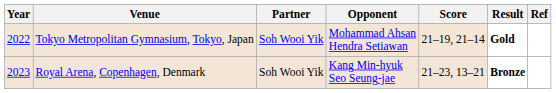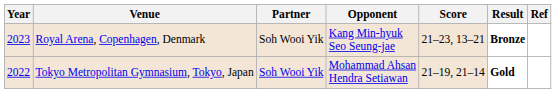rows swapped: (145, 40) <-> (120, 72)
